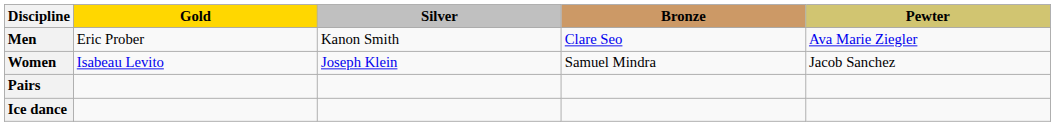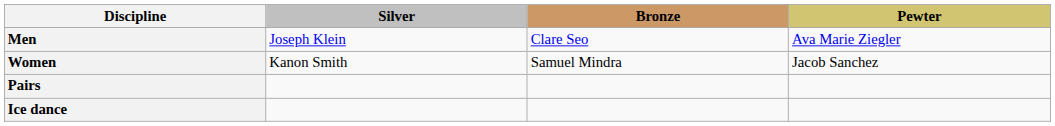- column: (195, 16)
(360, 39) Kanon Smith -> (308, 39) Joseph Klein
(359, 62) Joseph Klein -> (308, 62) Kanon Smith
